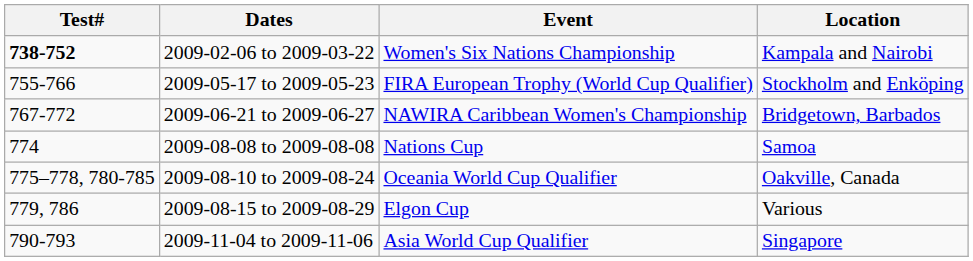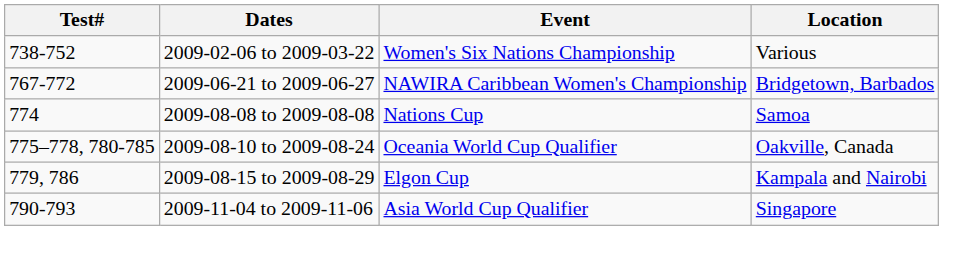(42, 51) bold -> (42, 51) normal
(847, 51) Kampala and Nairobi -> (786, 51) Various
- row: (269, 83)
(792, 209) Various -> (841, 177) Kampala and Nairobi
